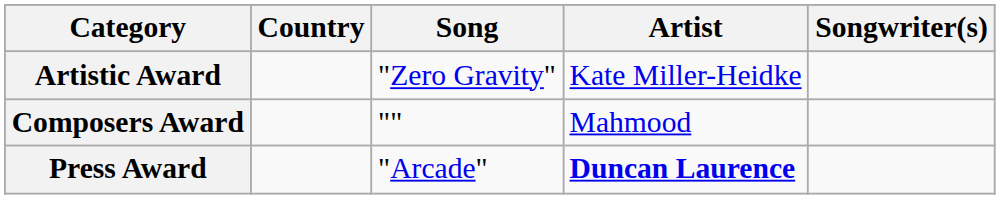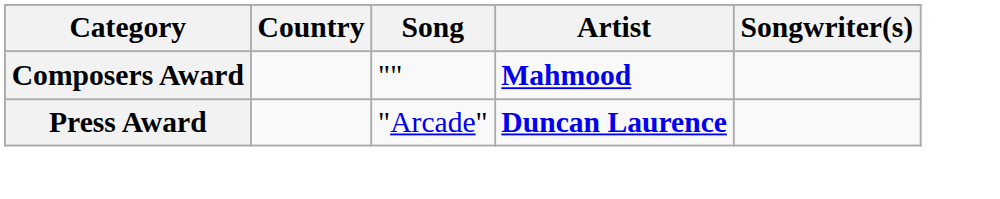- row: (128, 74)
(630, 121) normal -> (566, 74) bold
